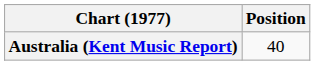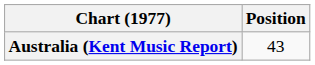(276, 45) 40 -> (276, 45) 43
